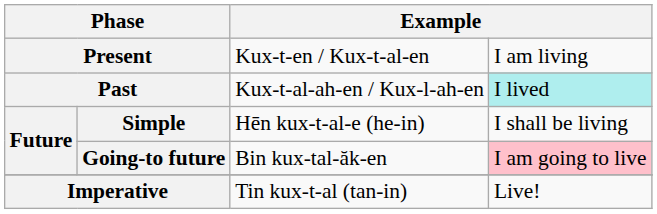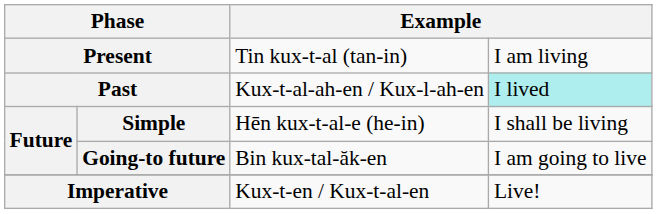(332, 55) Kux-t-en / Kux-t-al-en -> (321, 55) Tin kux-t-al (tan-in)
(570, 157) pink background -> (570, 157) no background
(321, 191) Tin kux-t-al (tan-in) -> (332, 191) Kux-t-en / Kux-t-al-en
